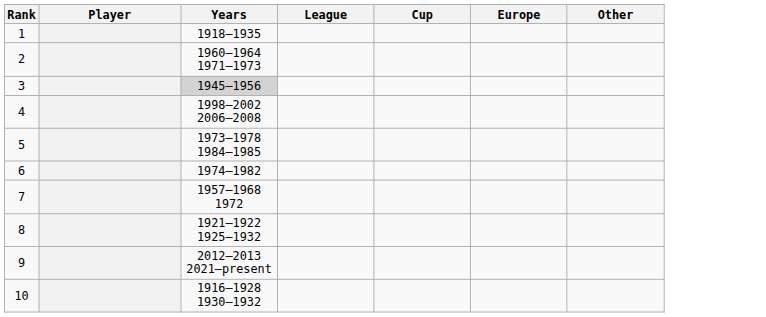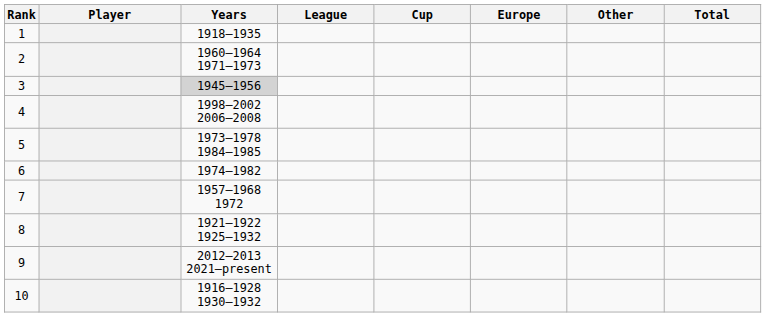+ column: (712, 14)
